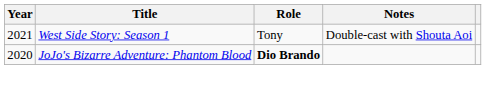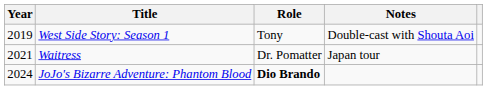(20, 34) 2021 -> (20, 34) 2019
+ row: (60, 54)
(20, 54) 2020 -> (20, 74) 2024
